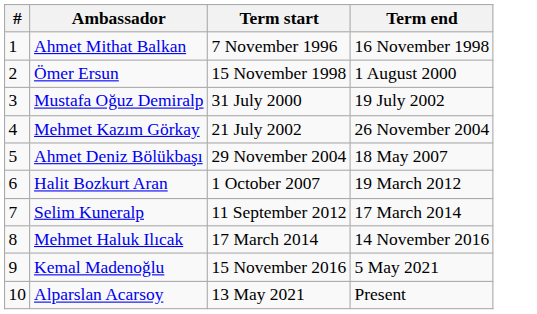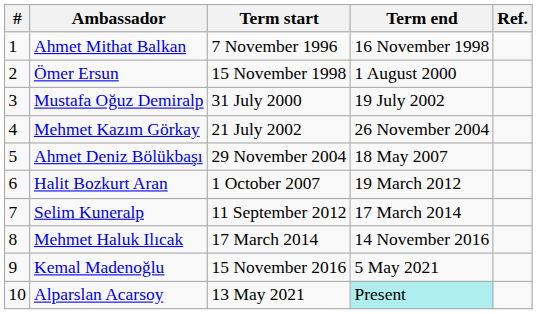+ column: (513, 18)
(380, 294) no background -> (380, 294) paleturquoise background
